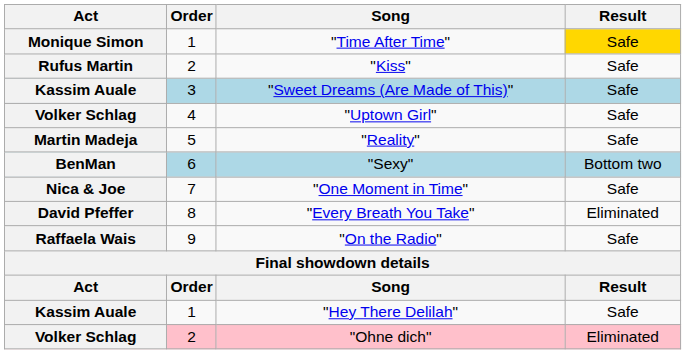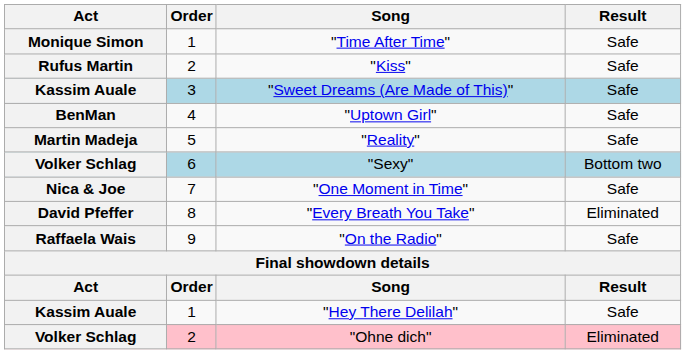(623, 41) gold background -> (623, 41) no background
(86, 115) Volker Schlag -> (86, 115) BenMan
(86, 164) BenMan -> (86, 164) Volker Schlag
